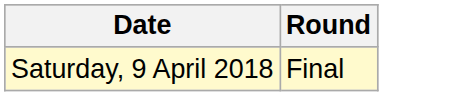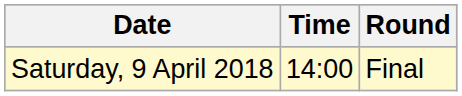+ column: (320, 25)
